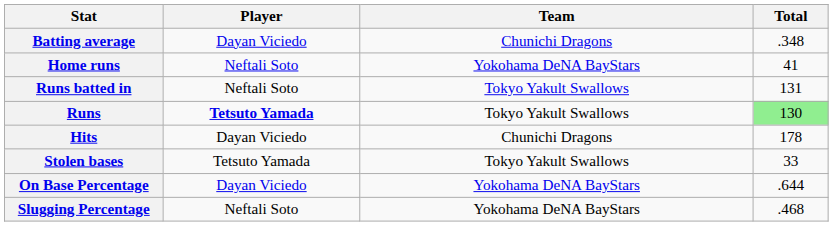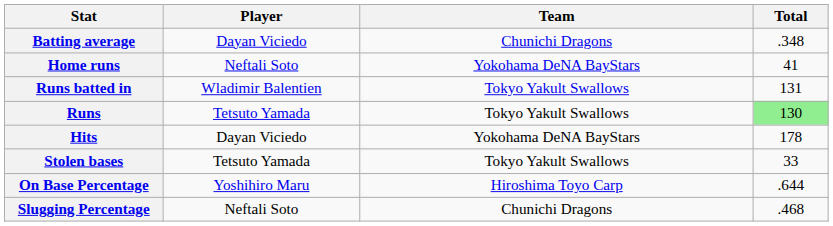(261, 88) Neftali Soto -> (261, 88) Wladimir Balentien
(261, 112) bold -> (261, 112) normal
(557, 137) Chunichi Dragons -> (557, 137) Yokohama DeNA BayStars
(261, 185) Dayan Viciedo -> (261, 185) Yoshihiro Maru
(557, 185) Yokohama DeNA BayStars -> (557, 185) Hiroshima Toyo Carp
(557, 209) Yokohama DeNA BayStars -> (557, 209) Chunichi Dragons
